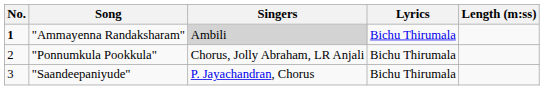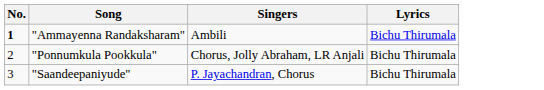- column: (499, 14)
(209, 34) lightgrey background -> (209, 34) no background
